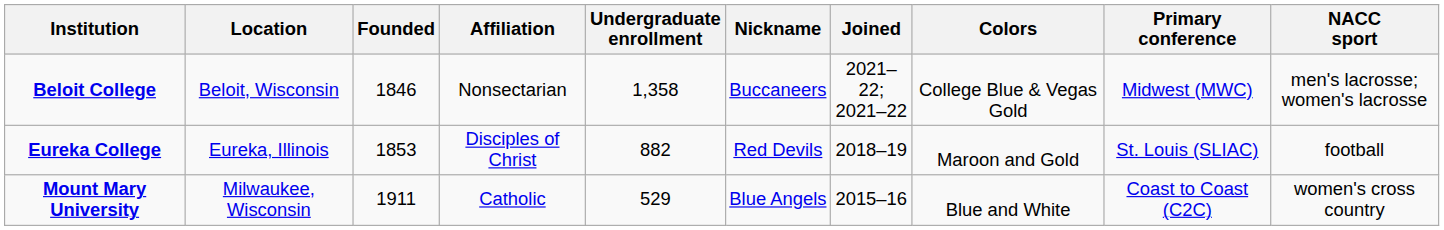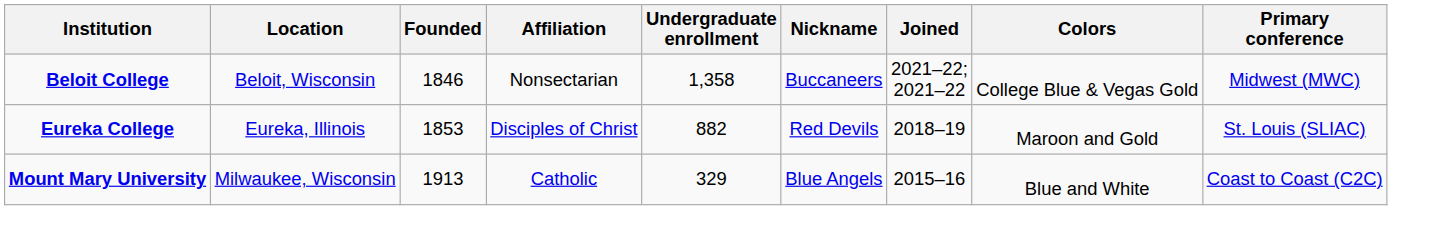- column: (1354, 29)
(396, 199) 1911 -> (443, 179) 1913
(655, 199) 529 -> (711, 179) 329
